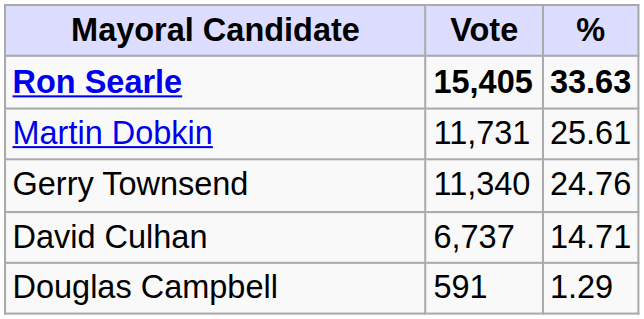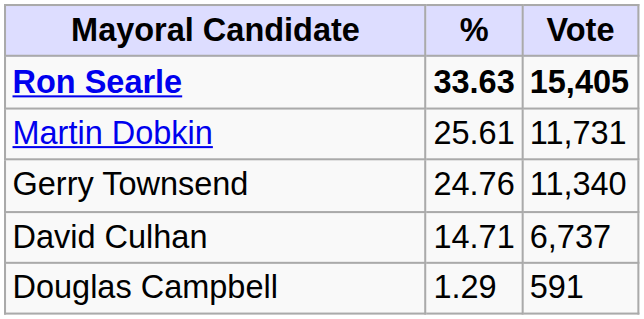columns swapped: (484, 30) <-> (591, 30)
